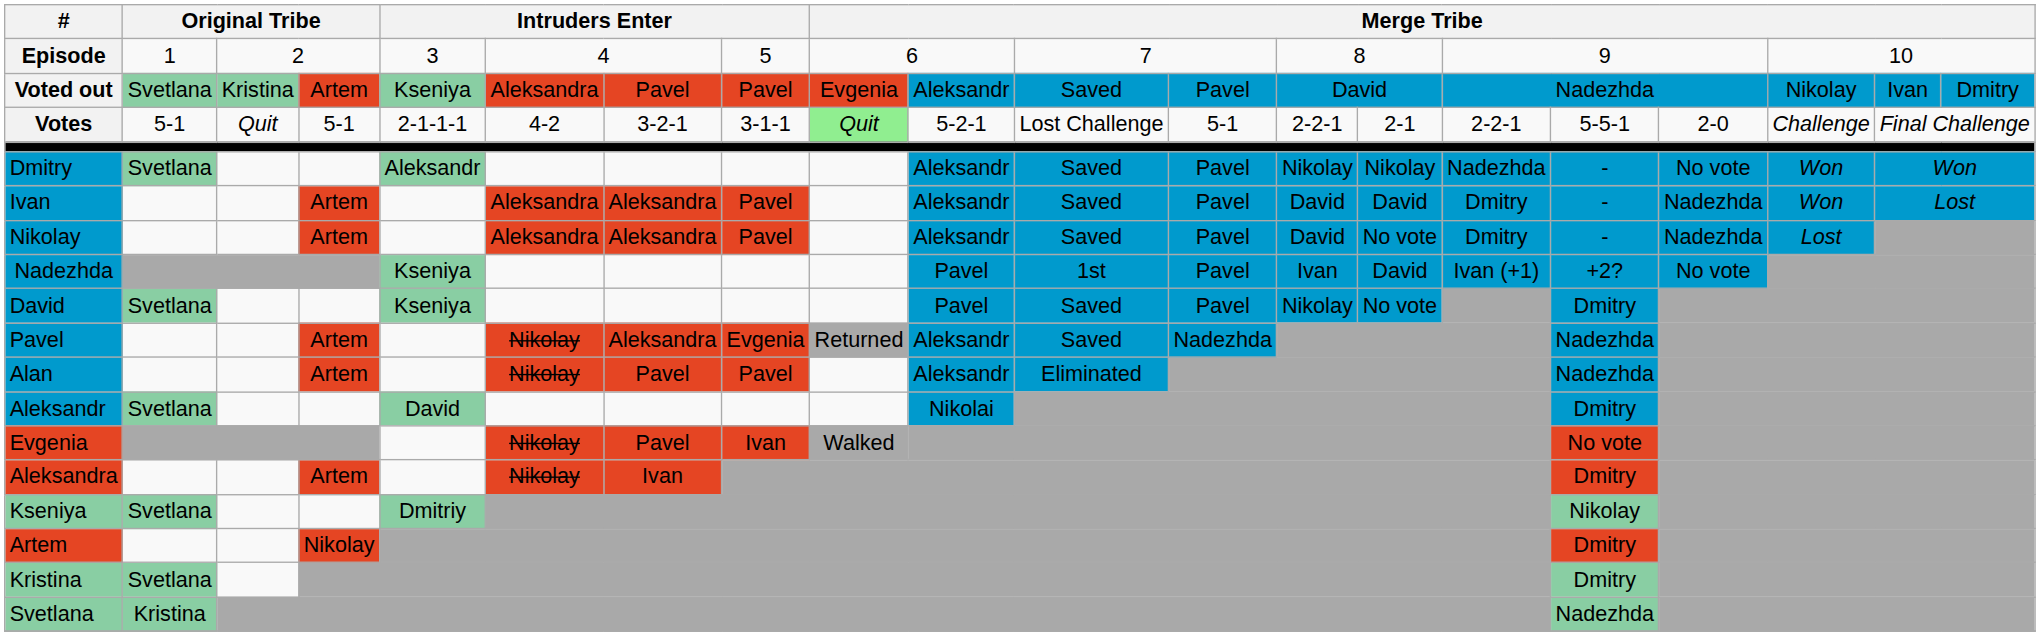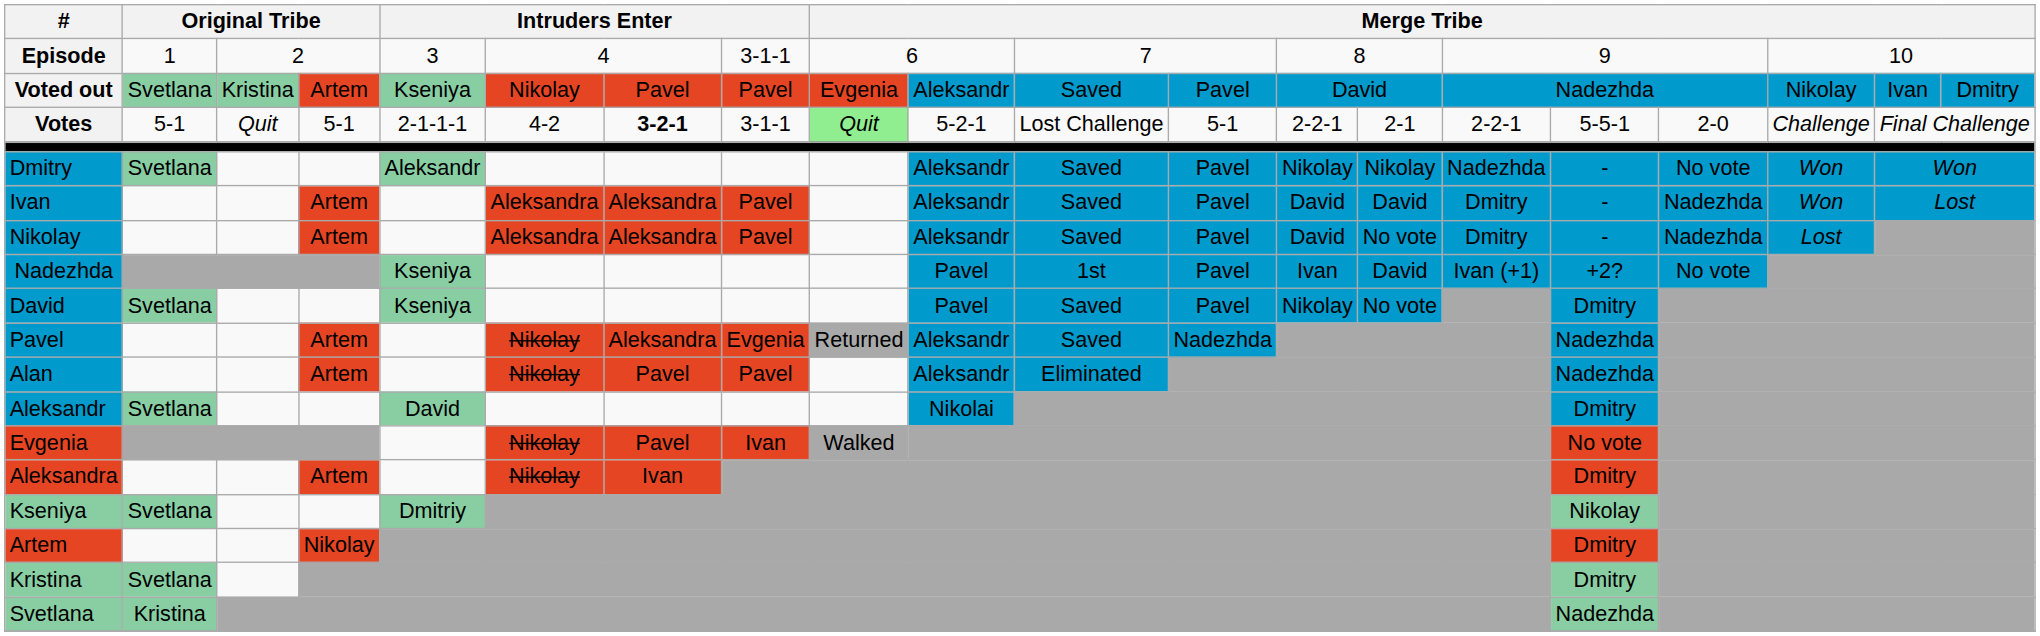(766, 55) 5 -> (766, 55) 3-1-1
(545, 90) Aleksandra -> (545, 90) Nikolay
(663, 124) normal -> (663, 124) bold
